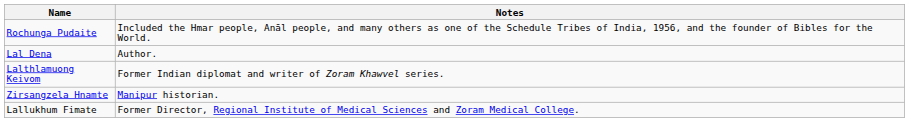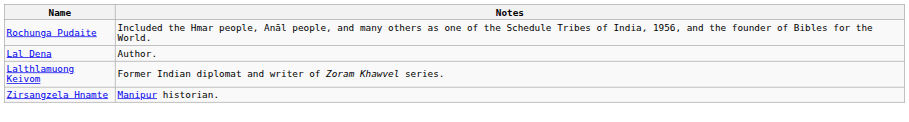- row: (52, 110)
